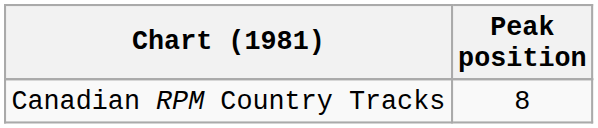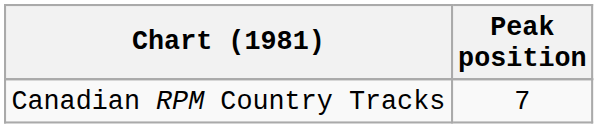(522, 101) 8 -> (522, 101) 7
